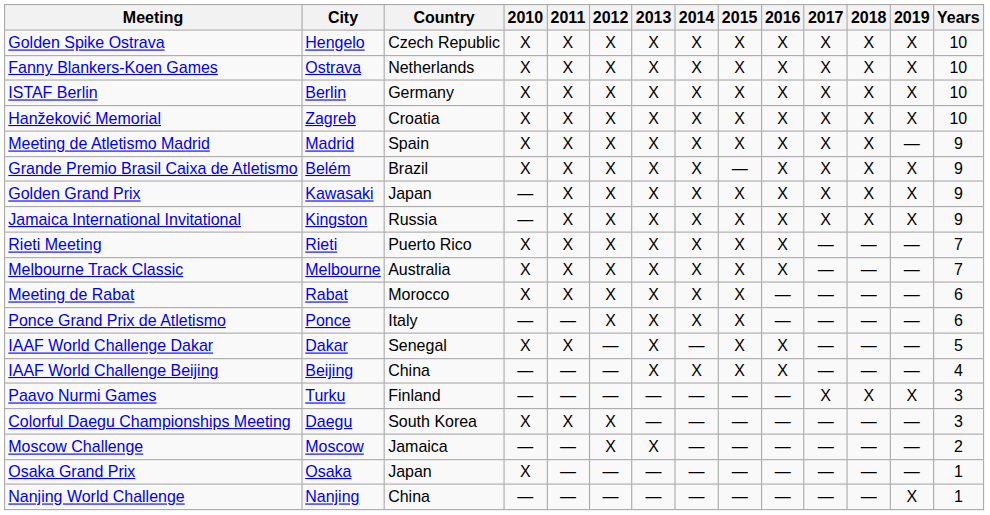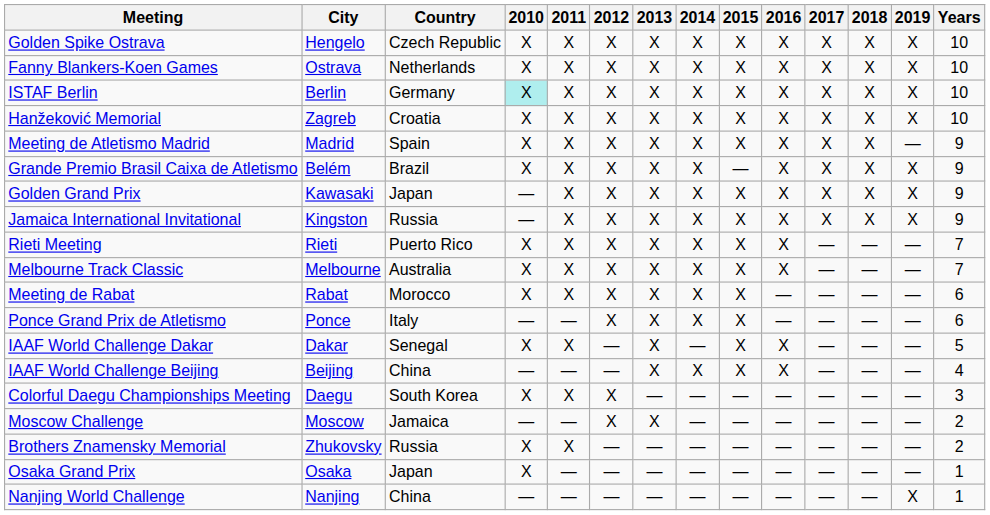(525, 93) no background -> (526, 93) paleturquoise background
- row: (82, 396)
+ row: (117, 447)
